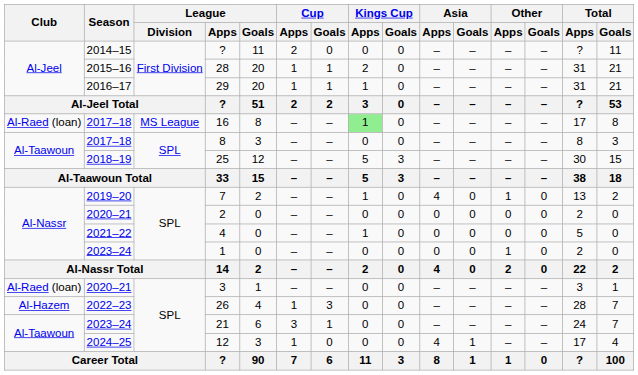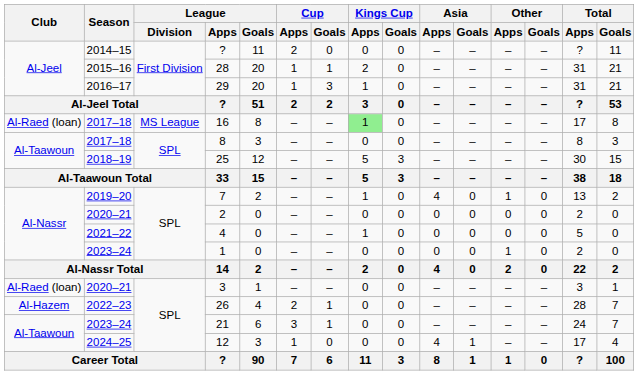(330, 86) 1 -> (330, 86) 3
(294, 305) 1 -> (294, 305) 2
(330, 305) 3 -> (330, 305) 1
